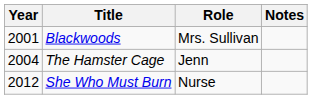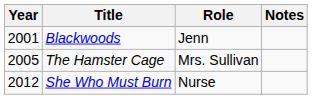(218, 37) Mrs. Sullivan -> (193, 37) Jenn
(23, 60) 2004 -> (23, 60) 2005
(193, 60) Jenn -> (218, 60) Mrs. Sullivan
